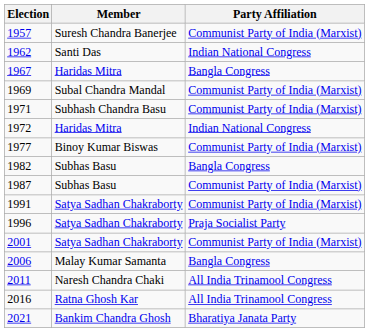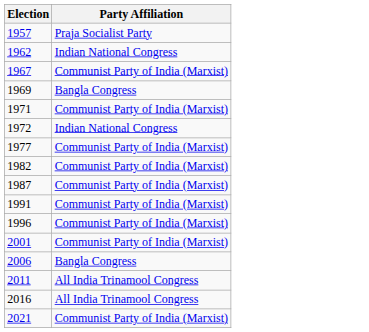- column: (119, 14)
(275, 33) Communist Party of India (Marxist) -> (103, 33) Praja Socialist Party
(229, 71) Bangla Congress -> (141, 71) Communist Party of India (Marxist)
(275, 90) Communist Party of India (Marxist) -> (96, 90) Bangla Congress
(229, 166) Bangla Congress -> (141, 166) Communist Party of India (Marxist)
(237, 223) Praja Socialist Party -> (141, 223) Communist Party of India (Marxist)
(242, 318) Bharatiya Janata Party -> (141, 318) Communist Party of India (Marxist)
